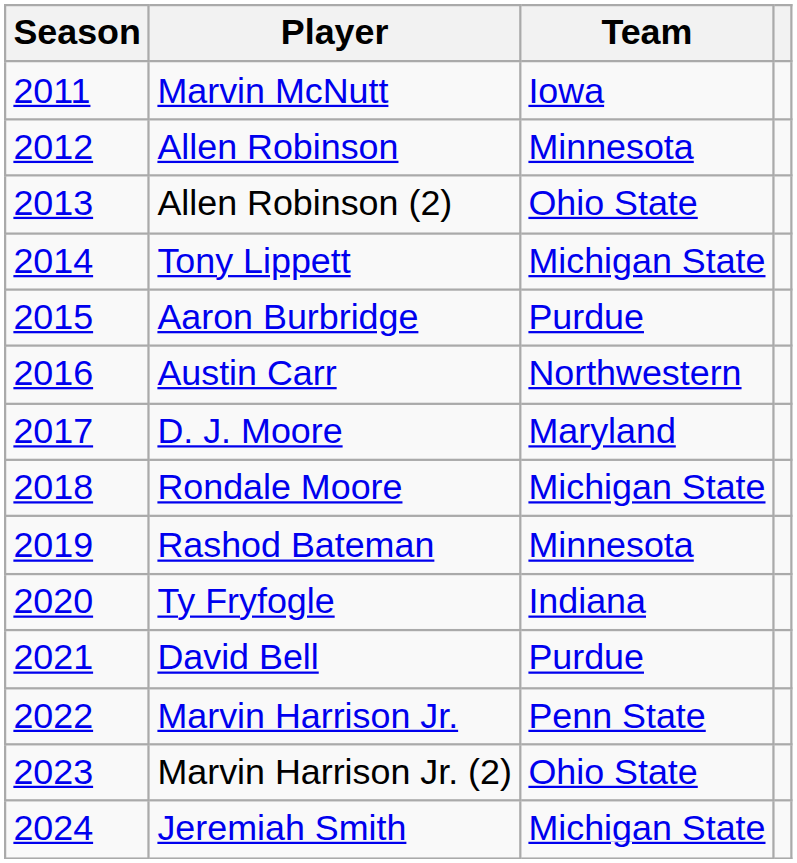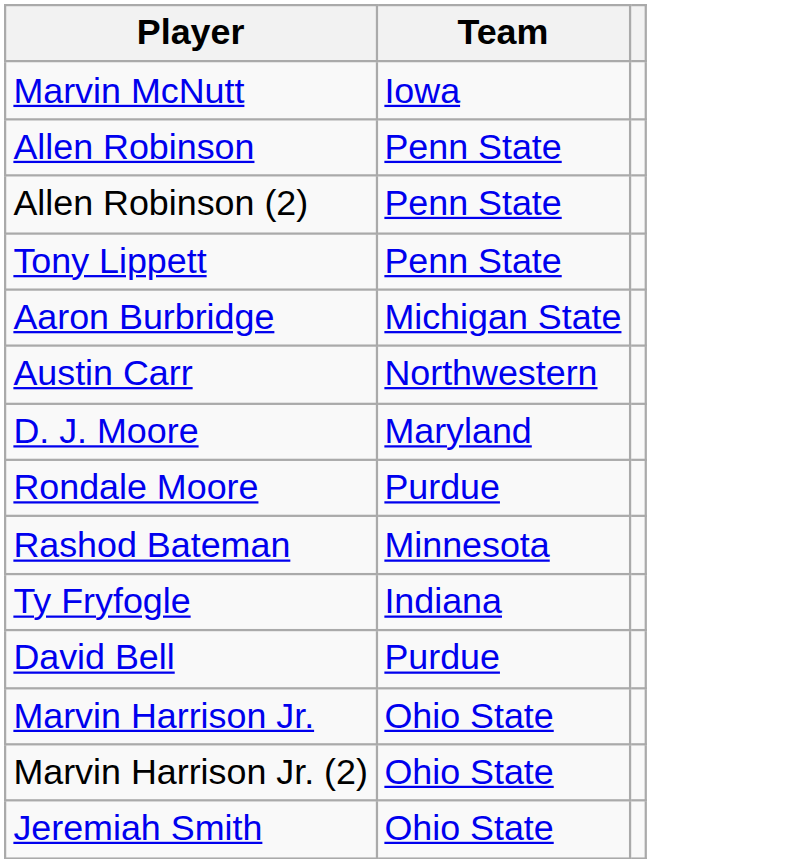- column: (77, 32)
(611, 146) Minnesota -> (473, 146) Penn State
(613, 203) Ohio State -> (473, 203) Penn State
(647, 260) Michigan State -> (473, 260) Penn State
(586, 317) Purdue -> (503, 317) Michigan State
(647, 487) Michigan State -> (442, 487) Purdue
(617, 715) Penn State -> (469, 715) Ohio State
(647, 828) Michigan State -> (469, 828) Ohio State
